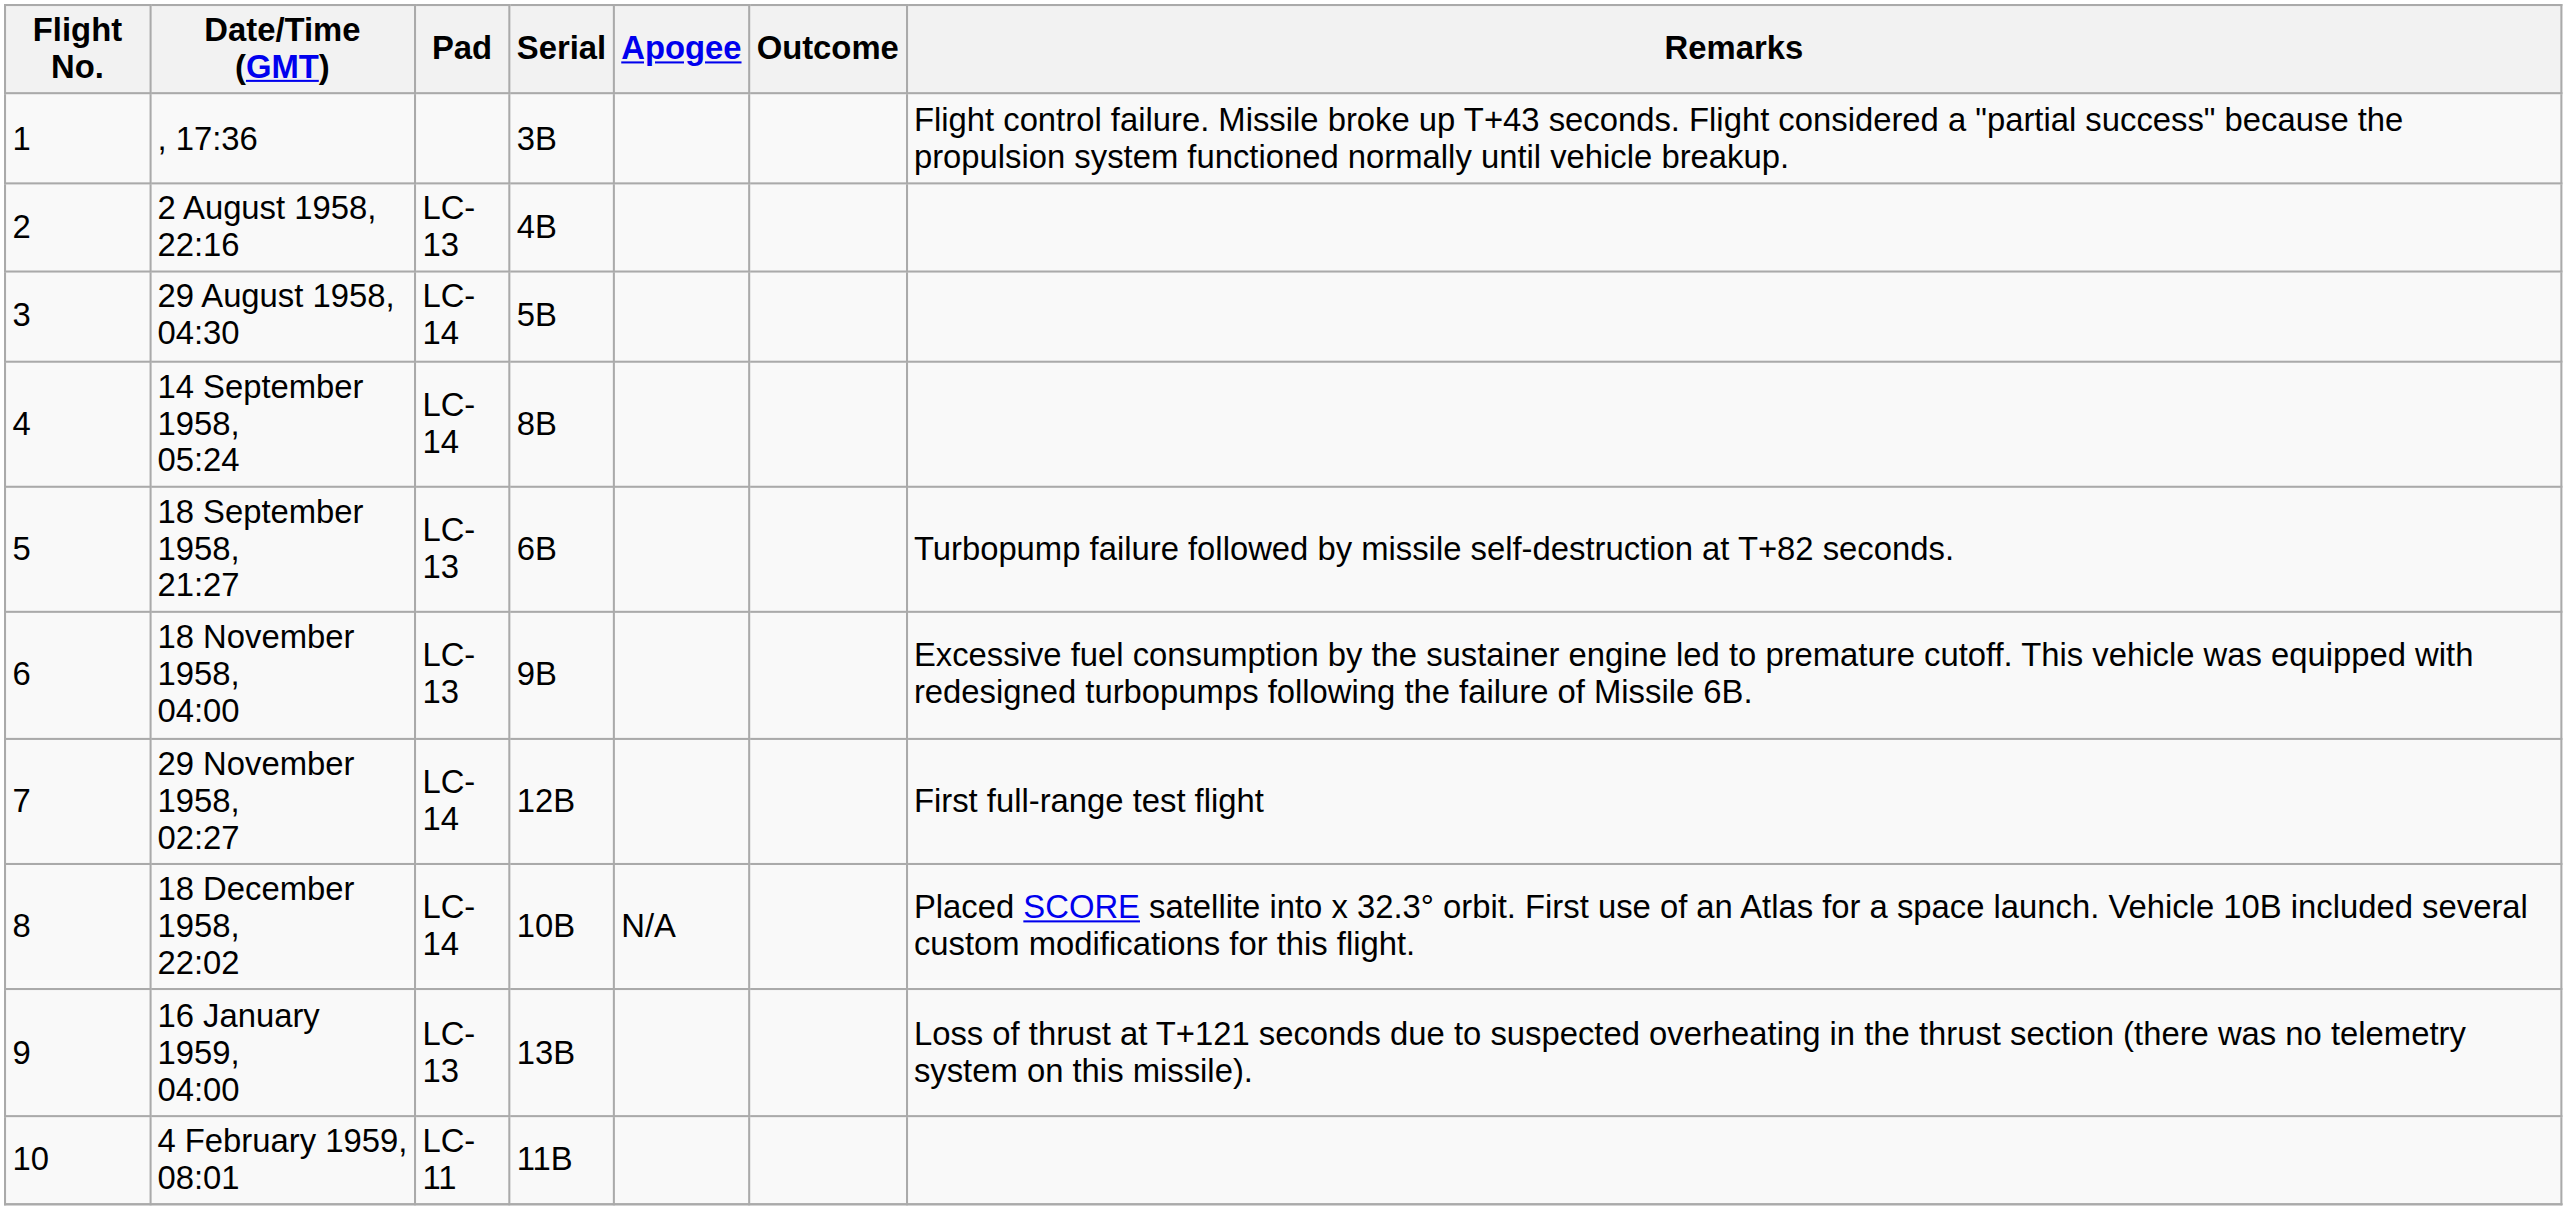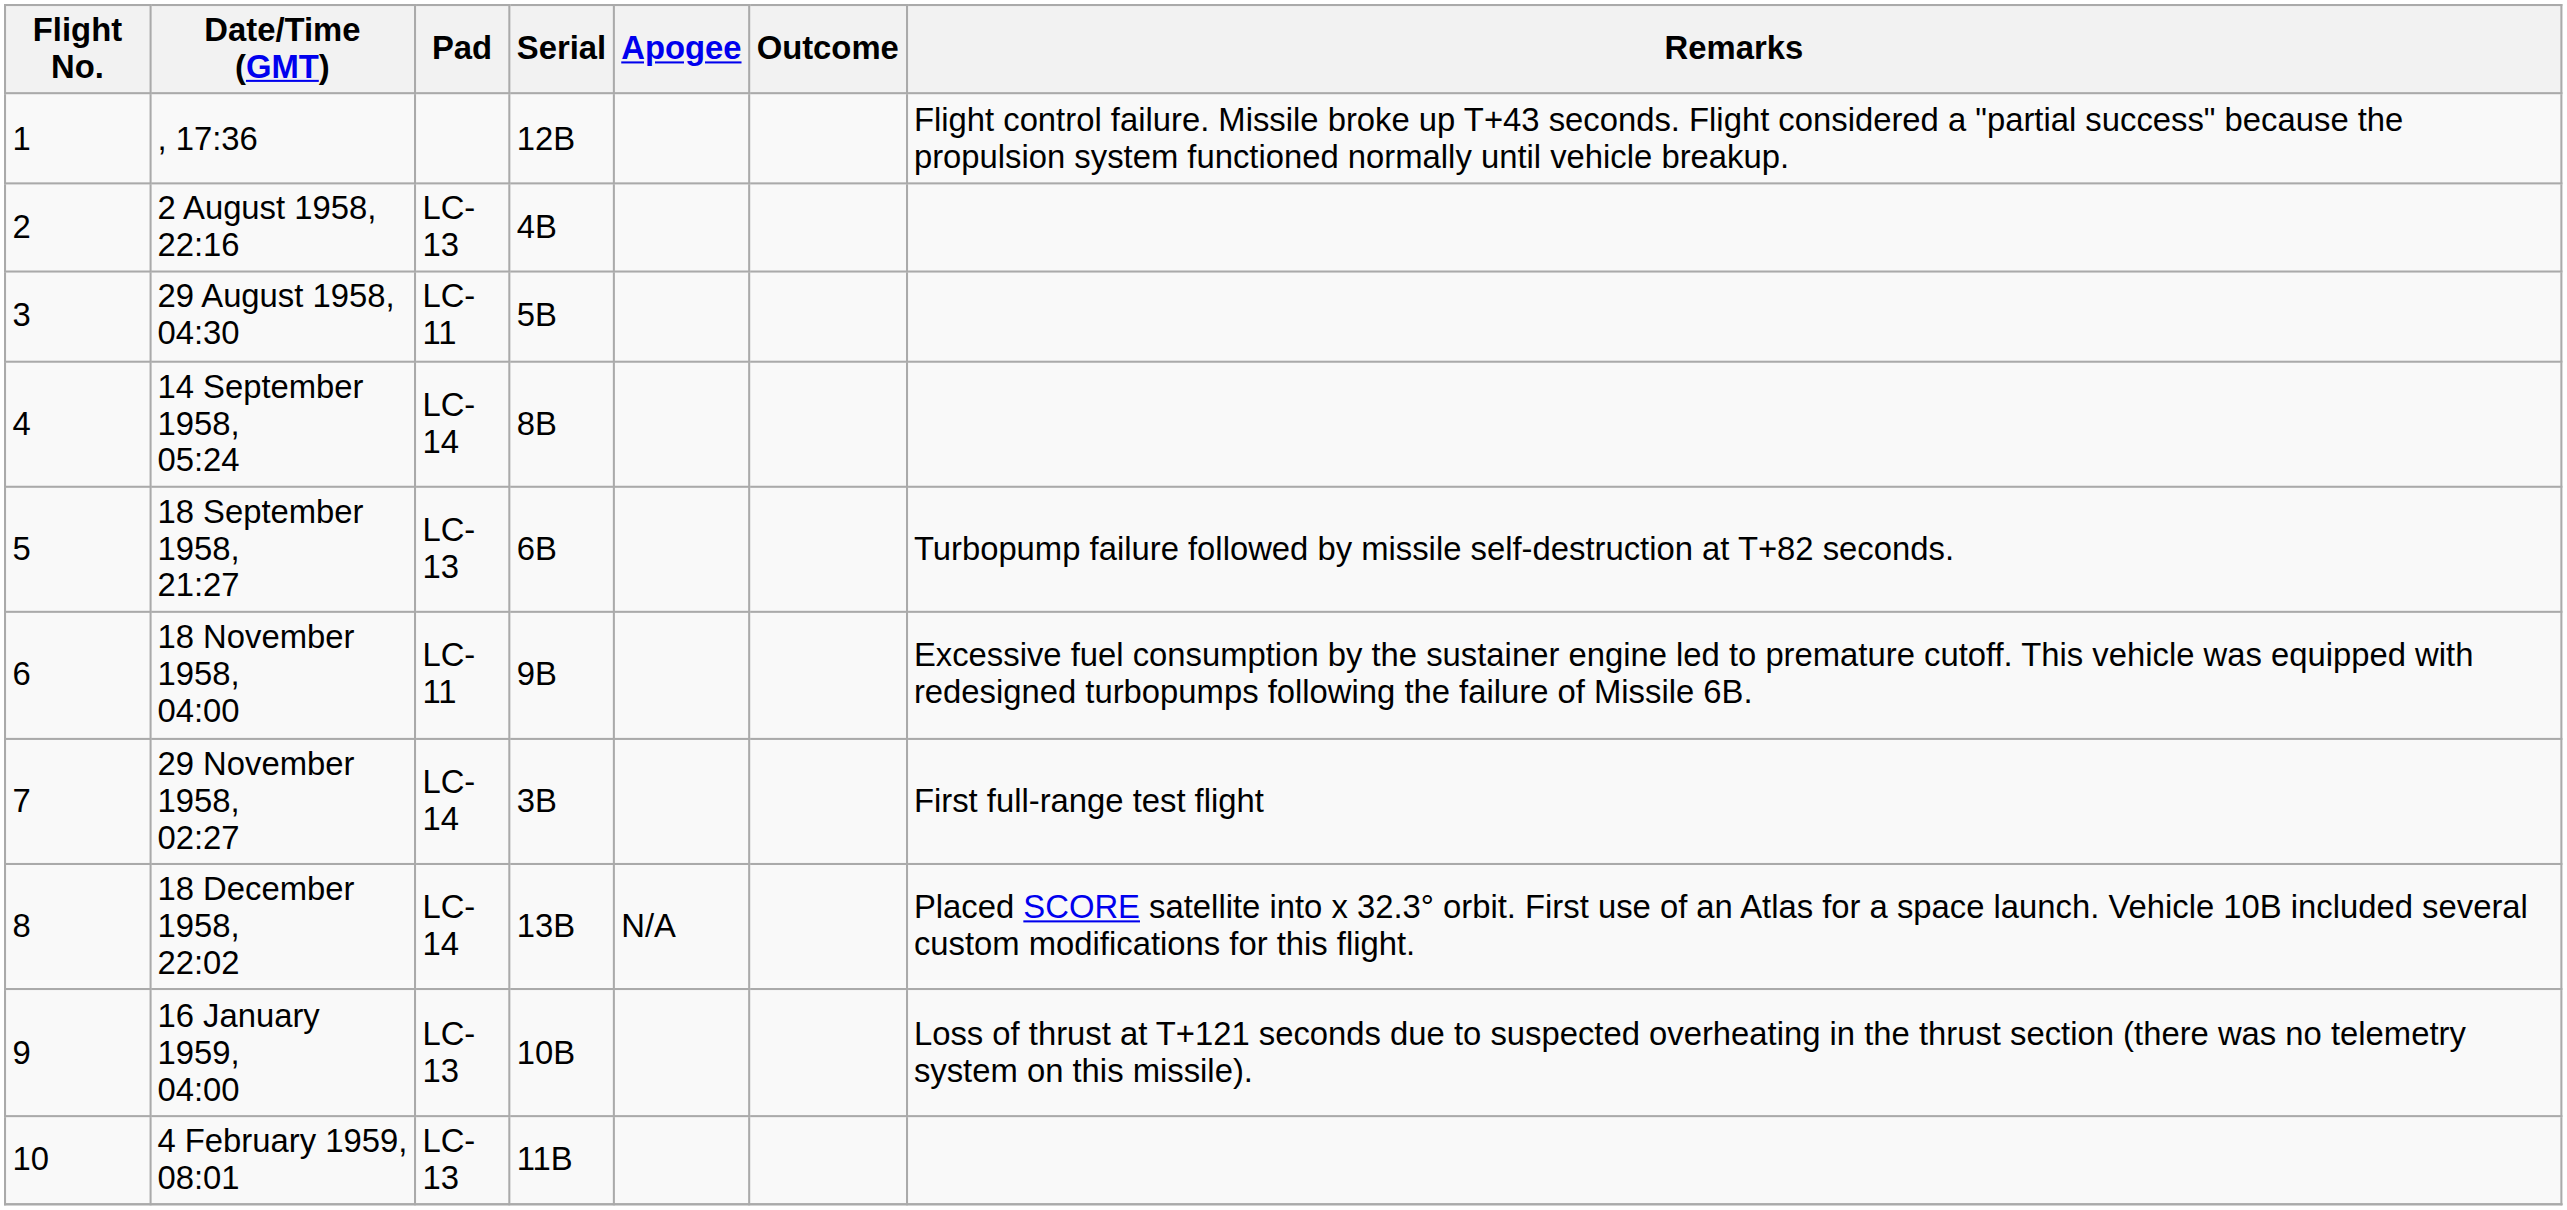(537, 137) 3B -> (546, 137) 12B
(449, 315) LC-14 -> (449, 315) LC-11
(449, 674) LC-13 -> (449, 674) LC-11
(546, 800) 12B -> (537, 800) 3B
(546, 926) 10B -> (546, 926) 13B
(546, 1052) 13B -> (546, 1052) 10B
(449, 1159) LC-11 -> (449, 1159) LC-13
